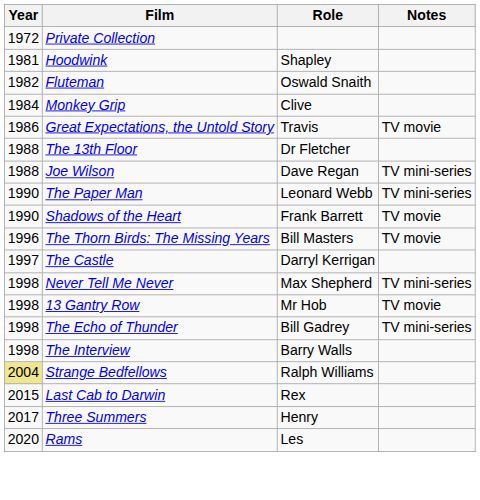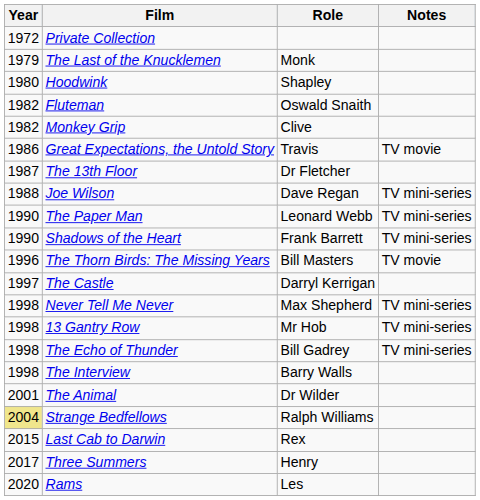+ row: (133, 60)
(23, 60) 1981 -> (23, 82) 1980
(23, 104) 1984 -> (23, 127) 1982
(23, 149) 1988 -> (23, 171) 1987
(411, 216) TV movie -> (427, 238) TV mini-series
(411, 305) TV movie -> (427, 328) TV mini-series
+ row: (81, 395)
